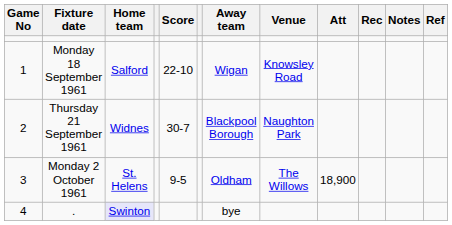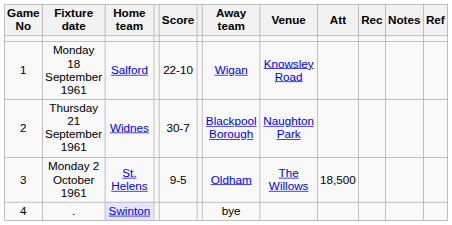(338, 179) 18,900 -> (338, 179) 18,500
